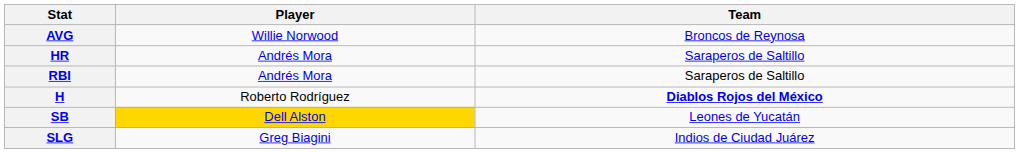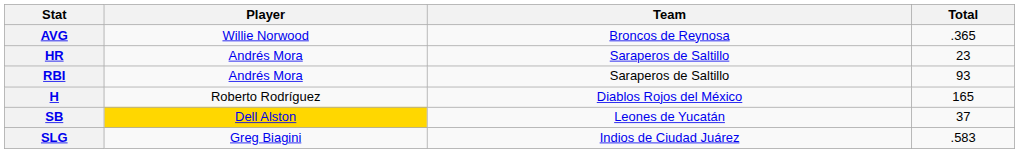+ column: (963, 14)
(745, 96) bold -> (670, 96) normal
